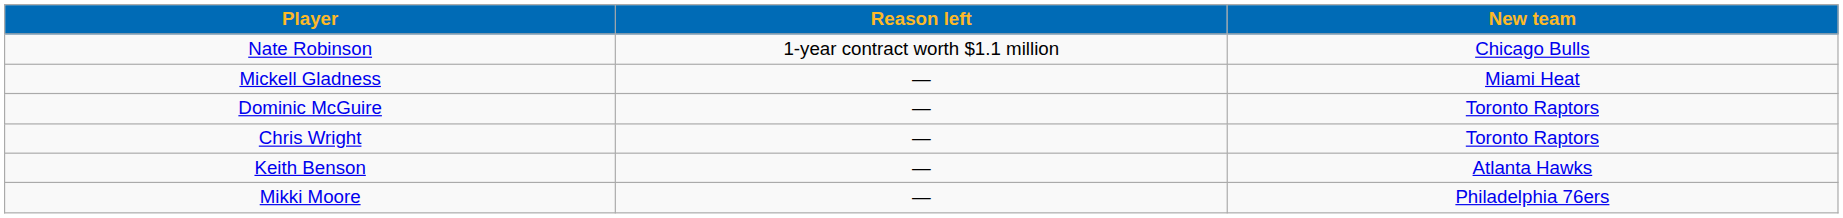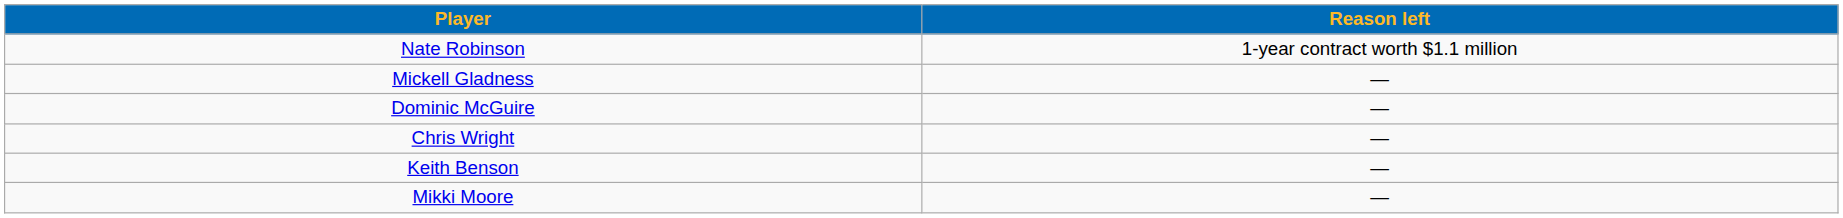- column: (1532, 19)
